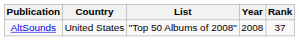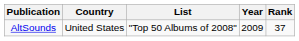(252, 28) 2008 -> (252, 28) 2009
